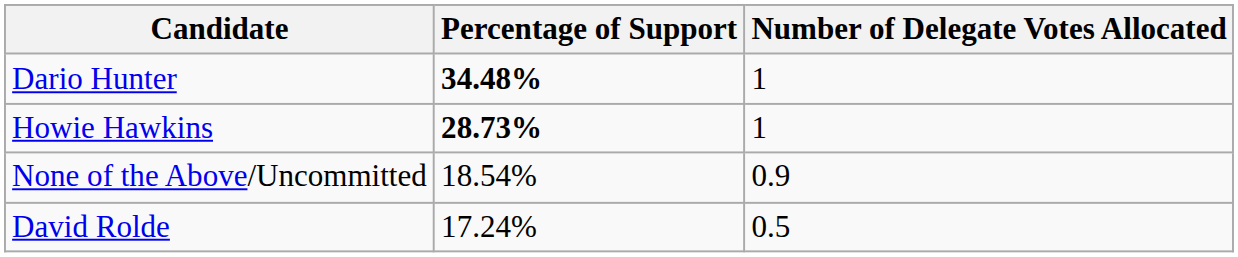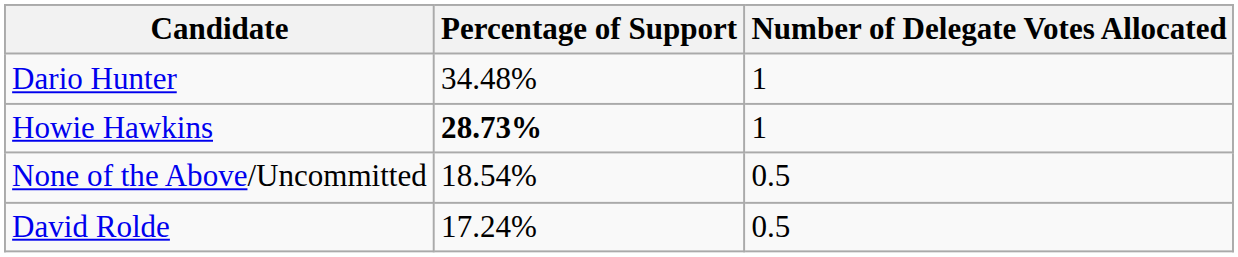(492, 78) bold -> (489, 78) normal
(771, 176) 0.9 -> (771, 176) 0.5
